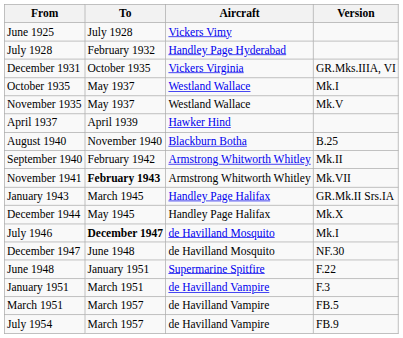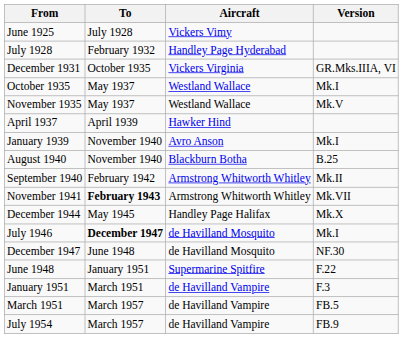+ row: (38, 141)
- row: (38, 196)
